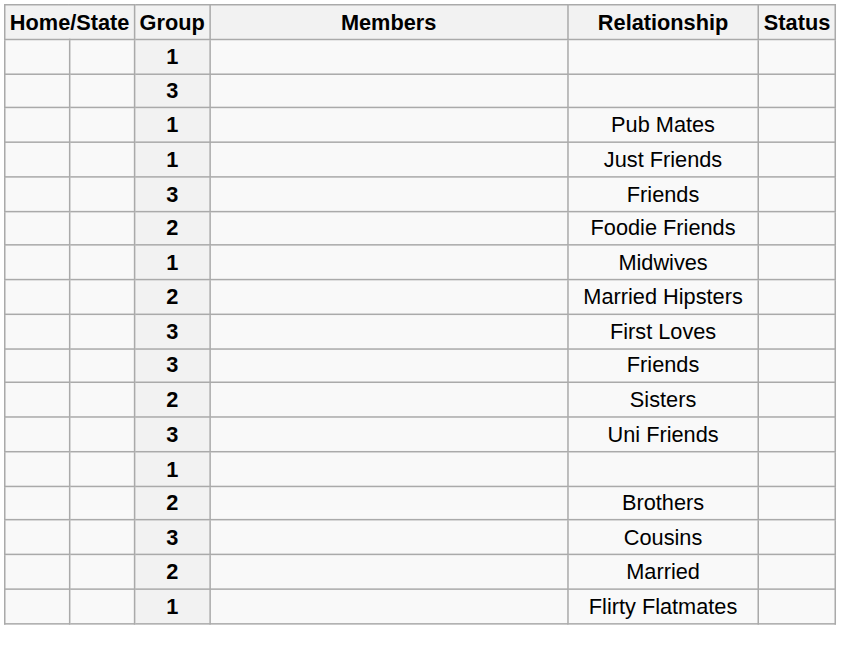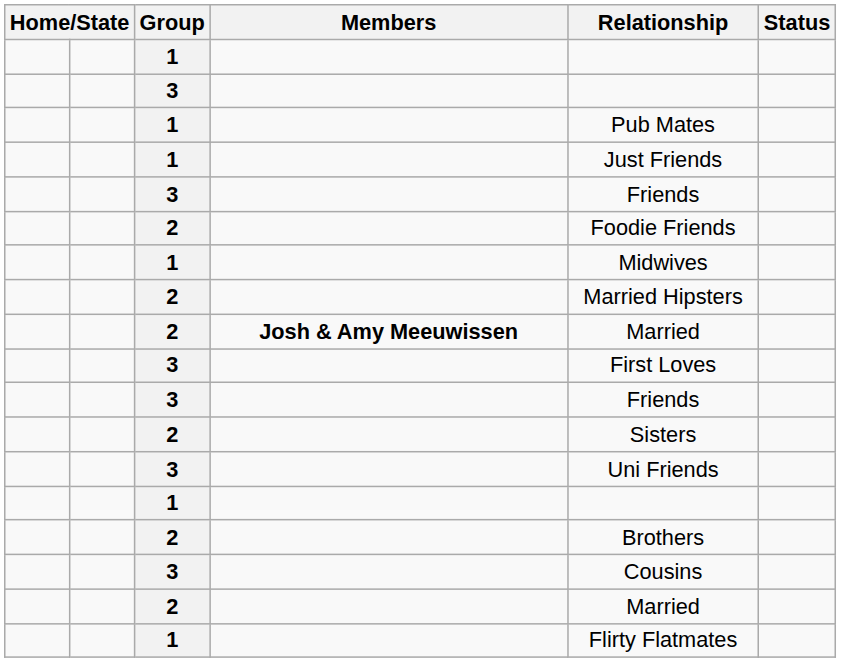+ row: (172, 331)
